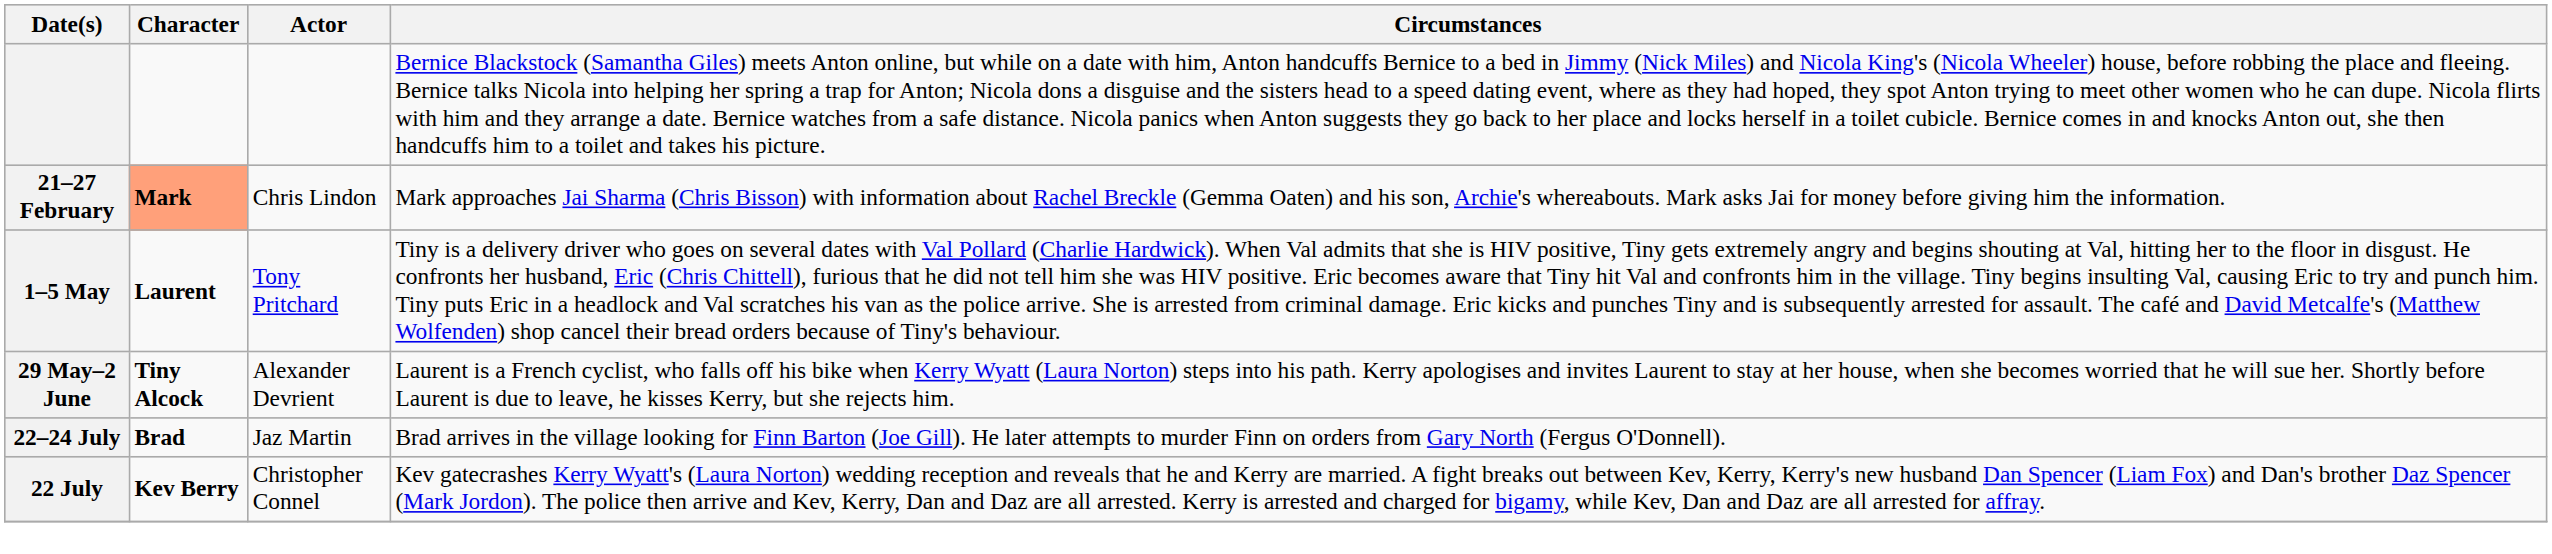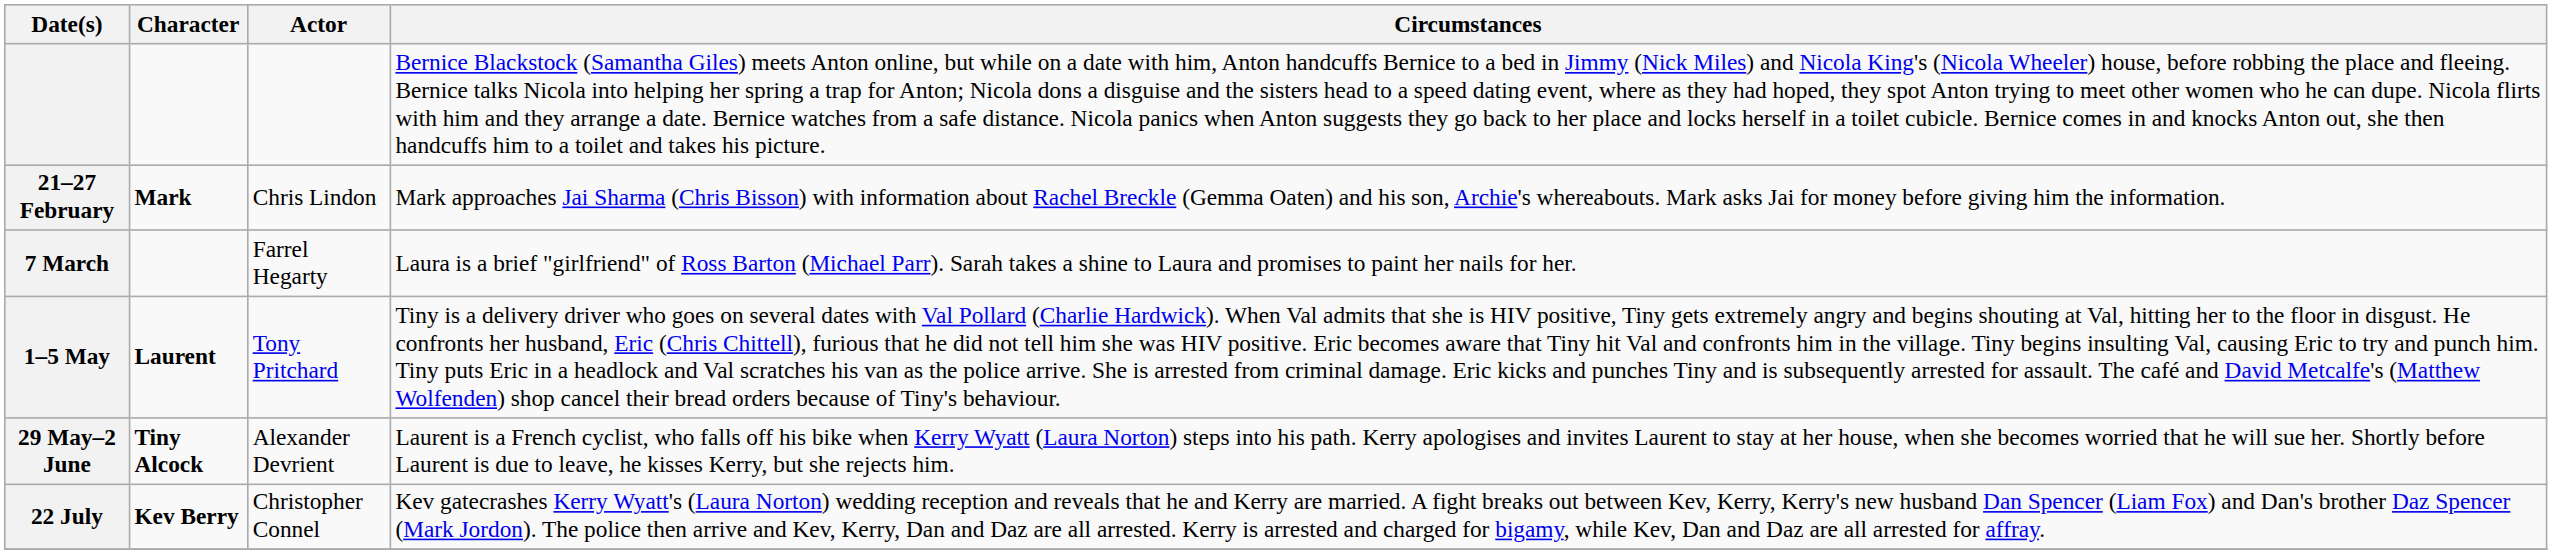(163, 197) lightsalmon background -> (163, 197) no background
+ row: (67, 263)
- row: (67, 436)
